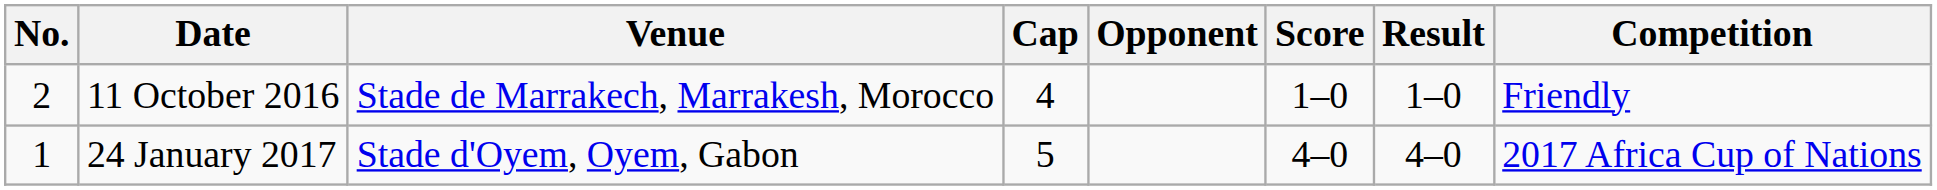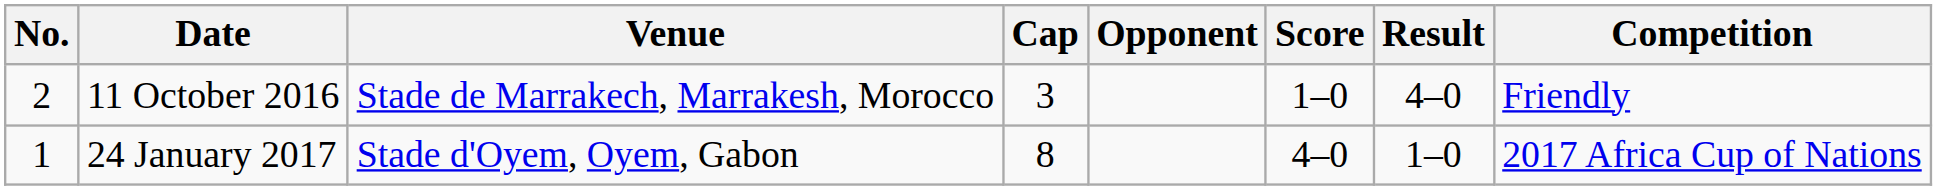(1045, 94) 4 -> (1045, 94) 3
(1433, 94) 1–0 -> (1433, 94) 4–0
(1045, 154) 5 -> (1045, 154) 8
(1433, 154) 4–0 -> (1433, 154) 1–0
